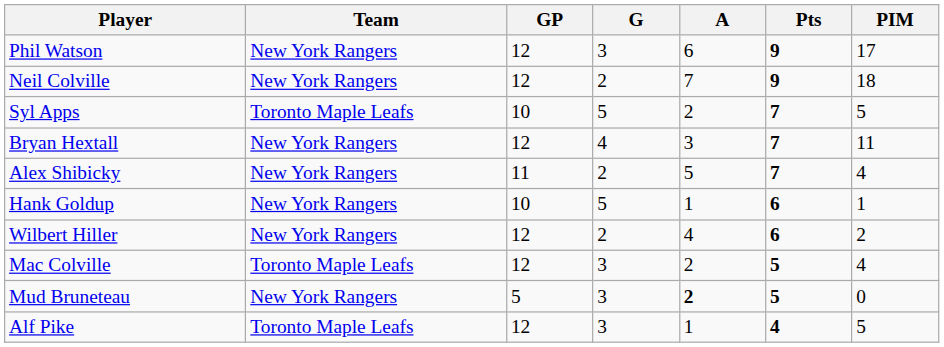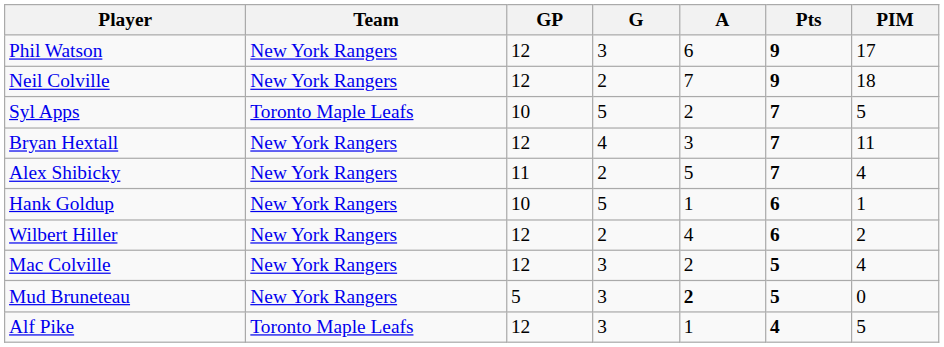(332, 265) Toronto Maple Leafs -> (324, 265) New York Rangers
